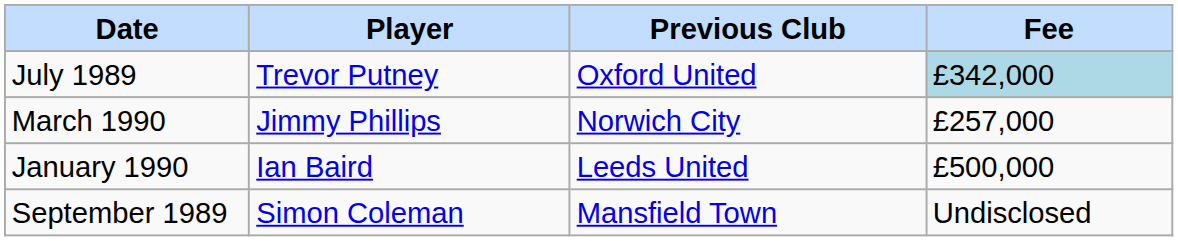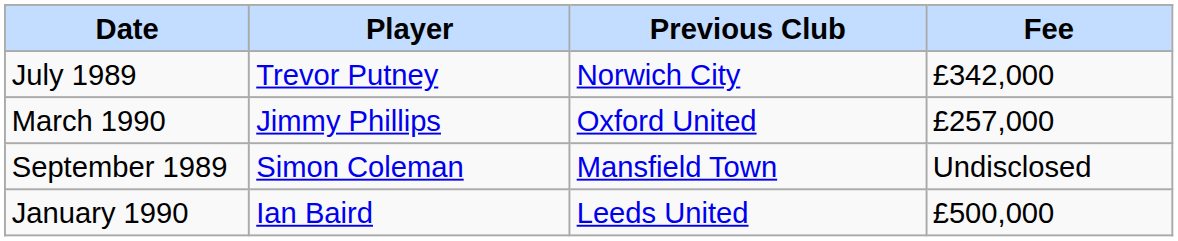(667, 74) Oxford United -> (658, 74) Norwich City
(994, 74) lightblue background -> (994, 74) no background
(658, 121) Norwich City -> (667, 121) Oxford United
rows swapped: (100, 167) <-> (120, 213)
